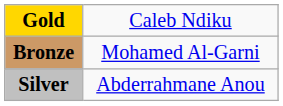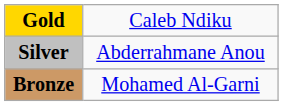rows swapped: (44, 84) <-> (44, 52)
